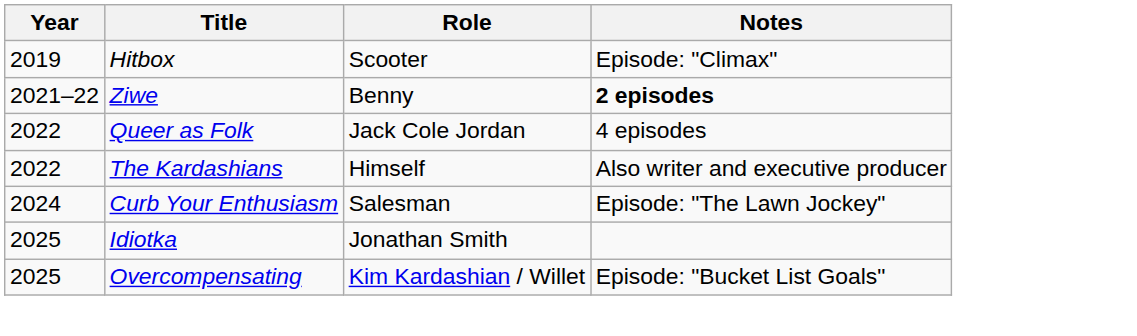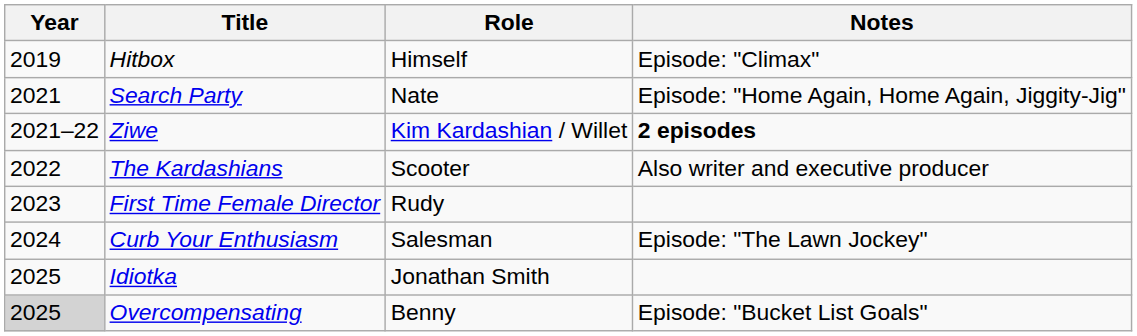(388, 58) Scooter -> (429, 58) Himself
+ row: (176, 95)
(381, 95) Benny -> (509, 131) Kim Kardashian / Willet
- row: (181, 131)
(387, 167) Himself -> (430, 167) Scooter
+ row: (245, 204)
(35, 276) no background -> (35, 312) lightgrey background
(467, 276) Kim Kardashian / Willet -> (423, 312) Benny
